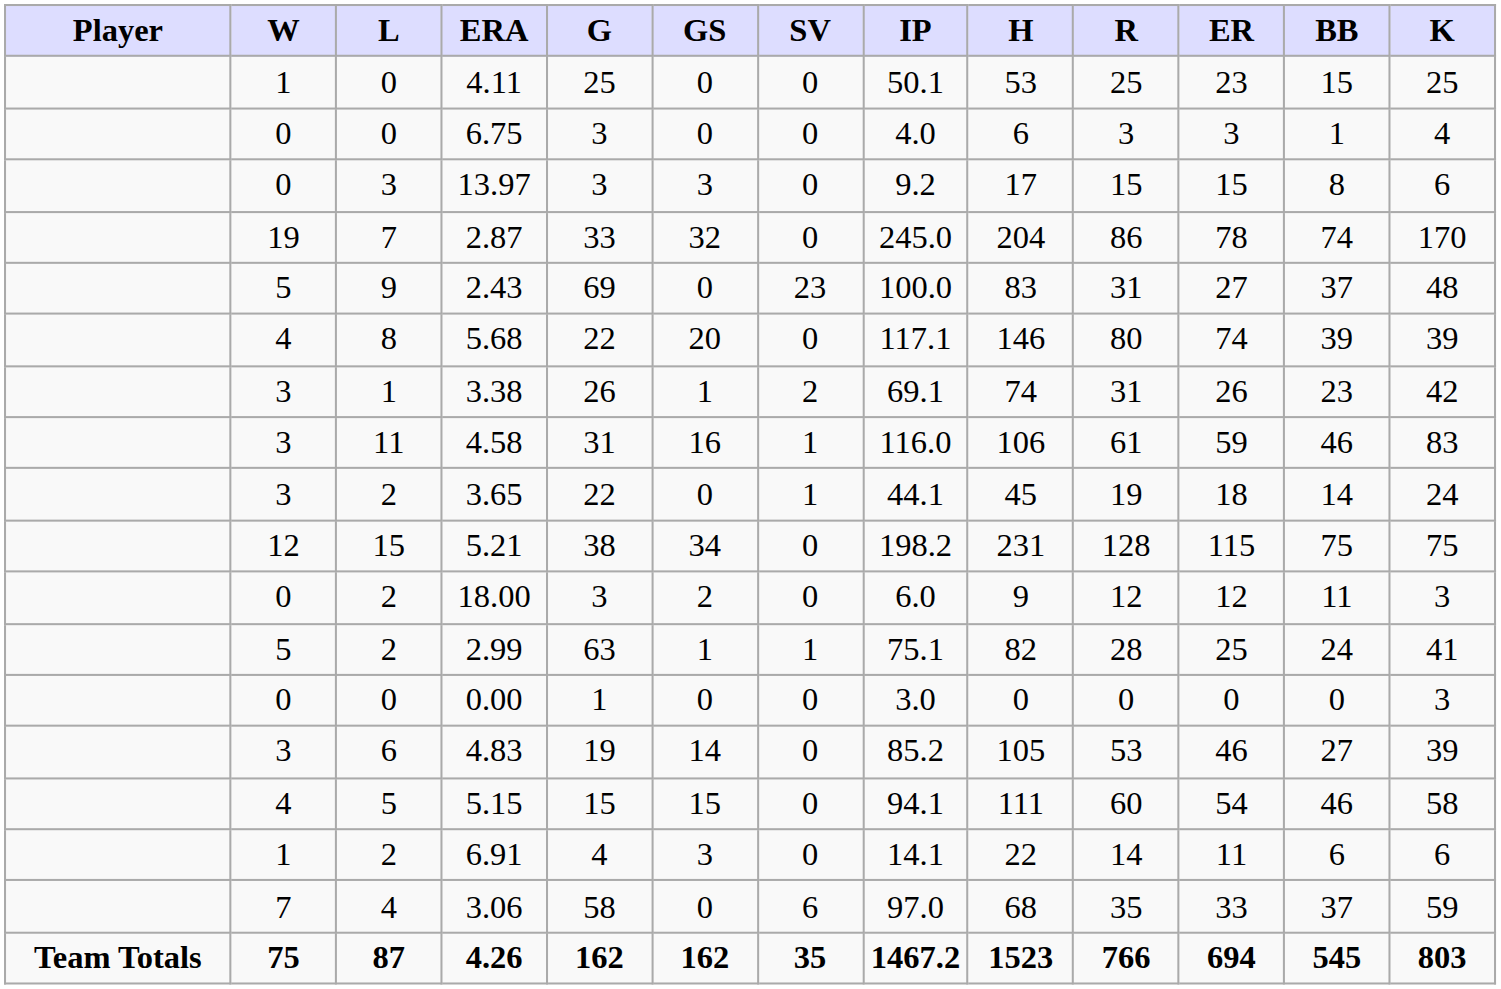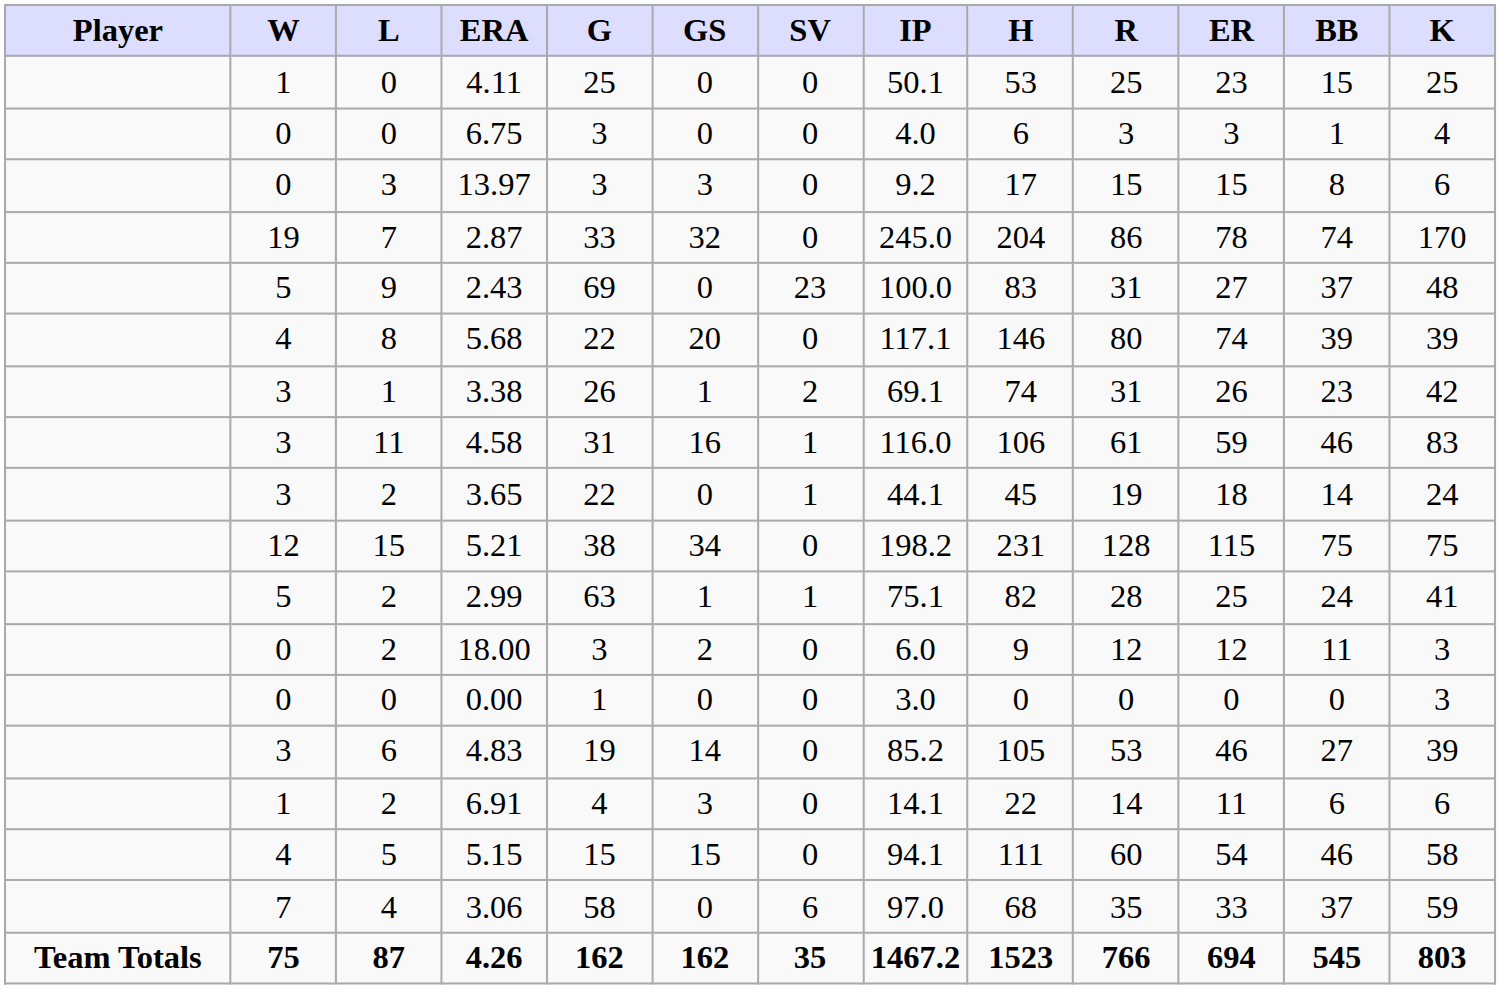rows swapped: (494, 648) <-> (494, 596)
rows swapped: (494, 802) <-> (494, 854)
